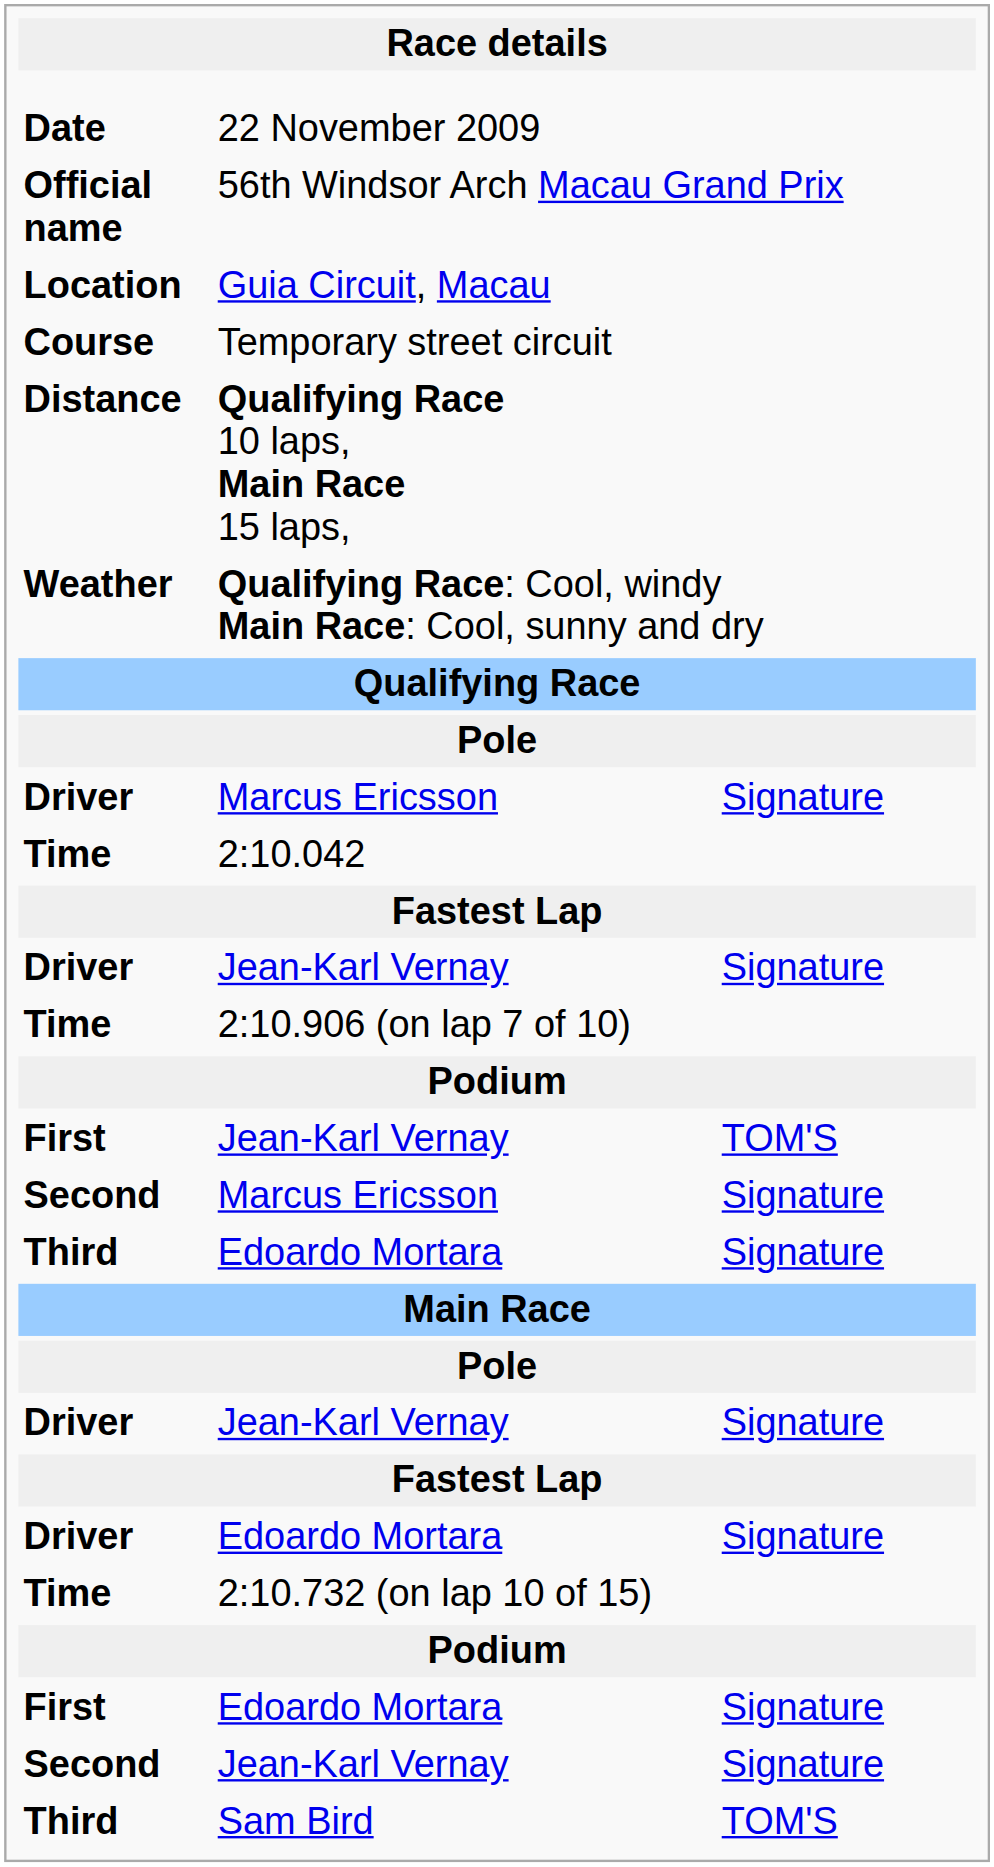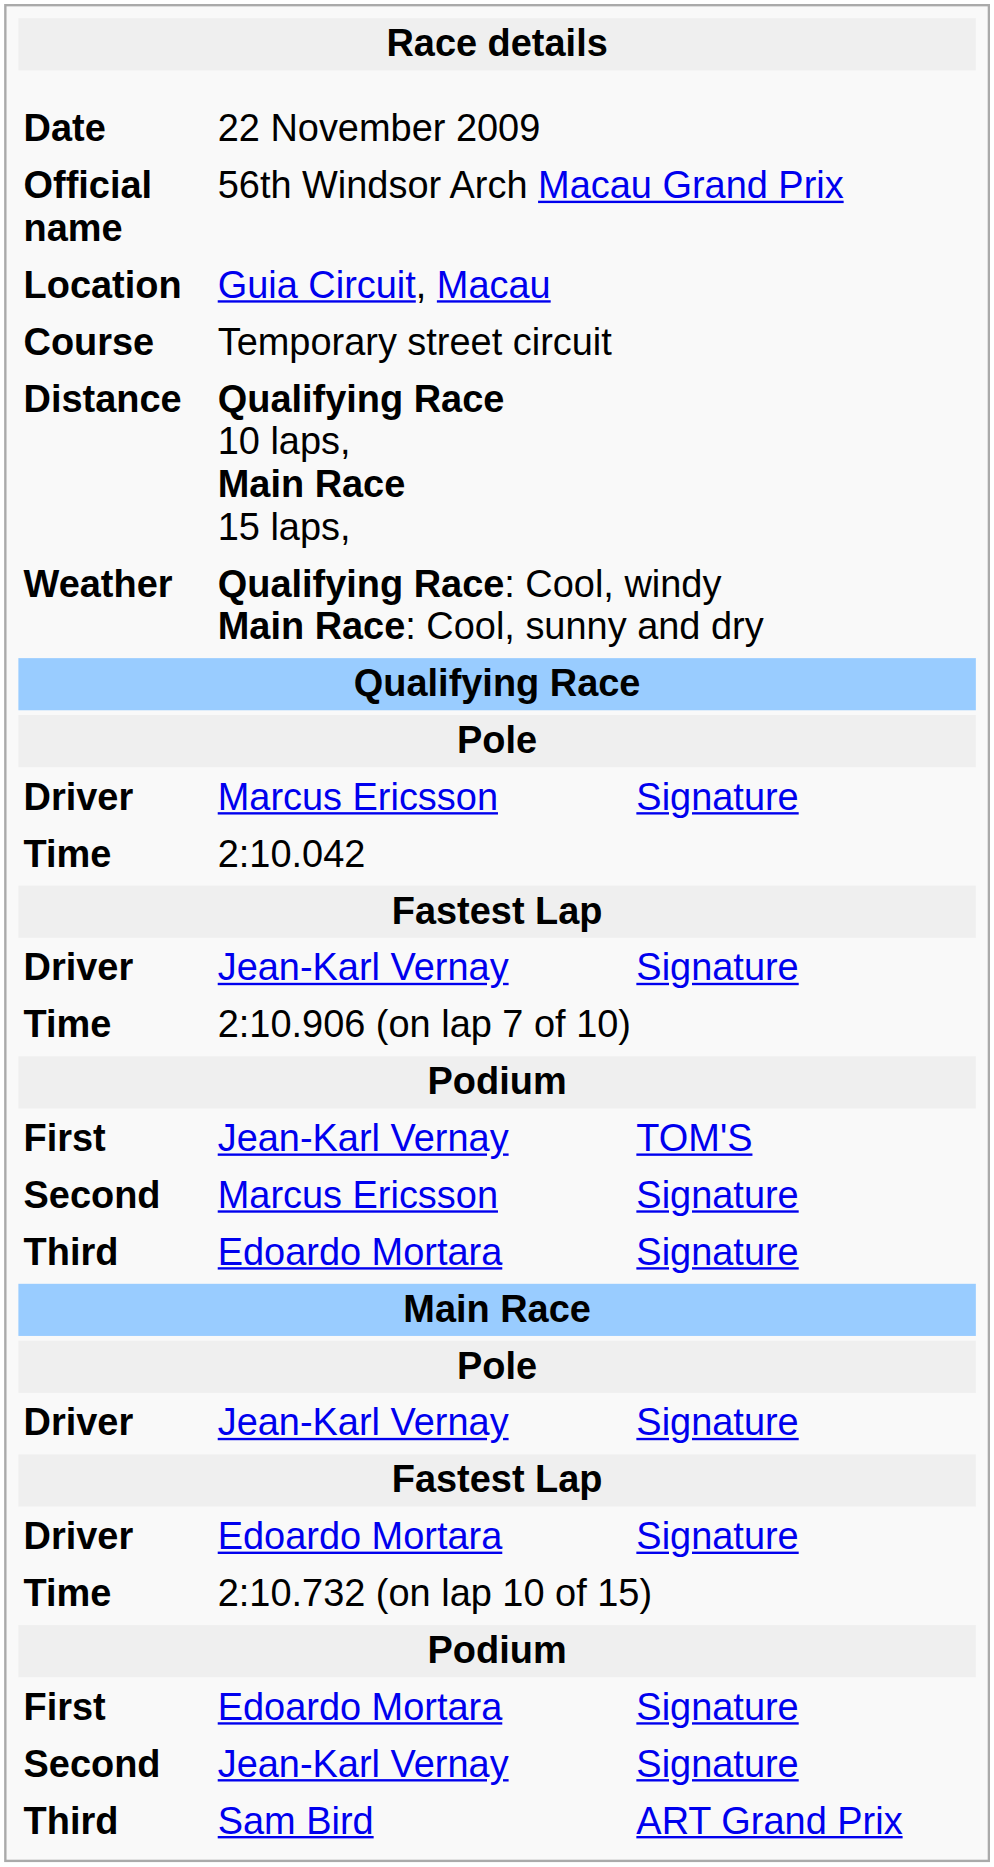(780, 1821) TOM'S -> (769, 1821) ART Grand Prix
